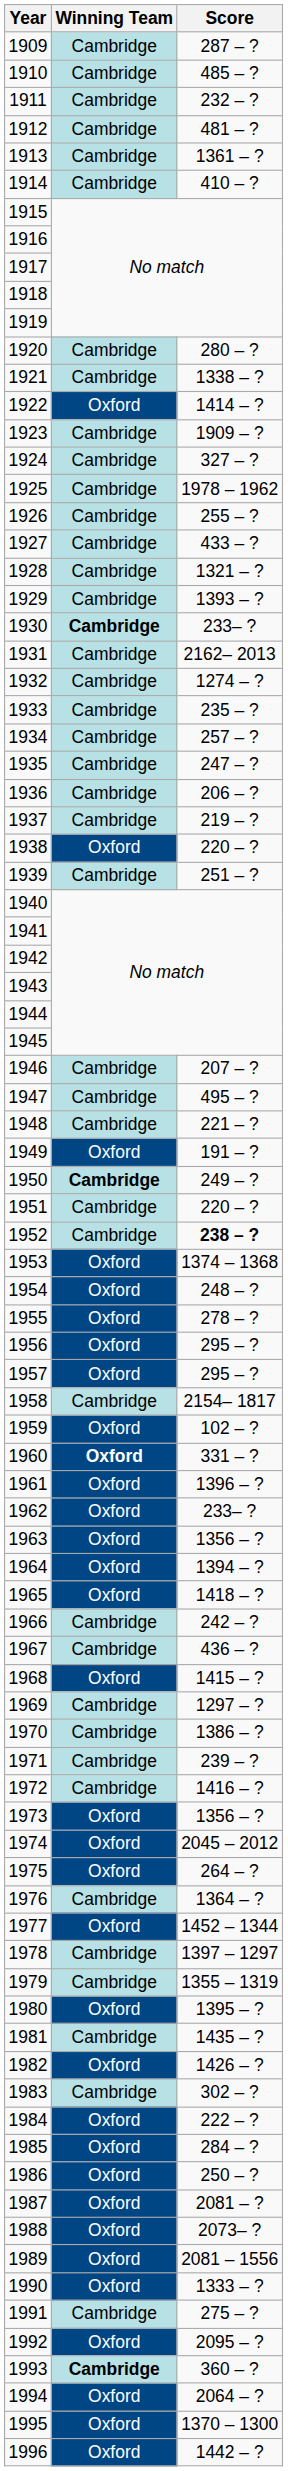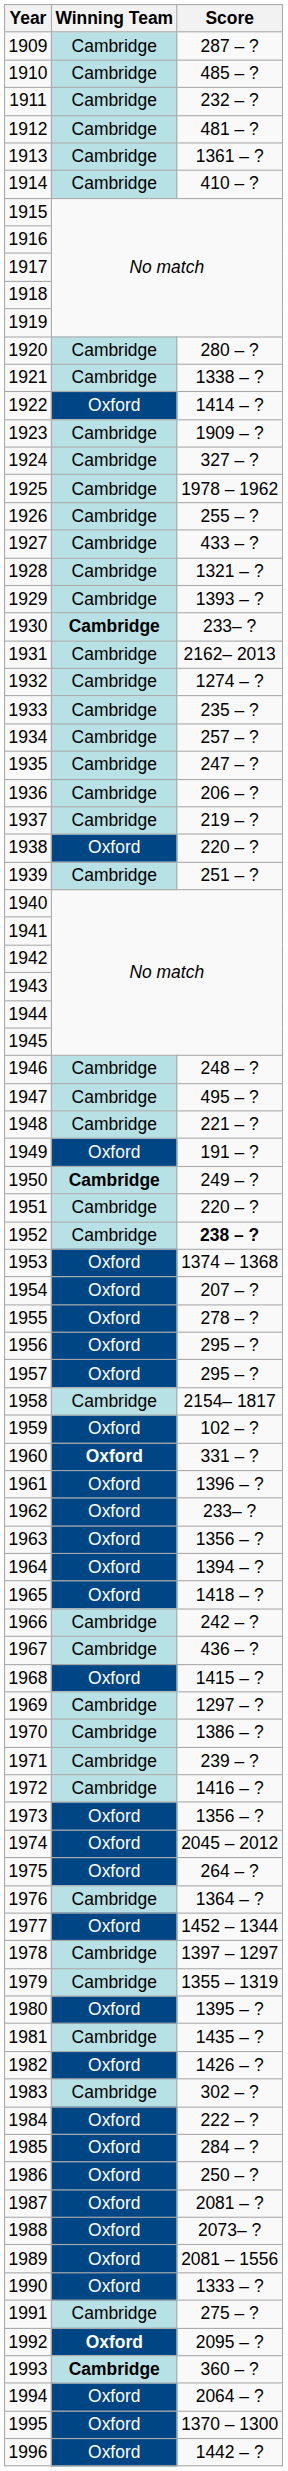(230, 1069) 207 – ? -> (230, 1069) 248 – ?
(230, 1290) 248 – ? -> (230, 1290) 207 – ?
(114, 2341) normal -> (114, 2341) bold
